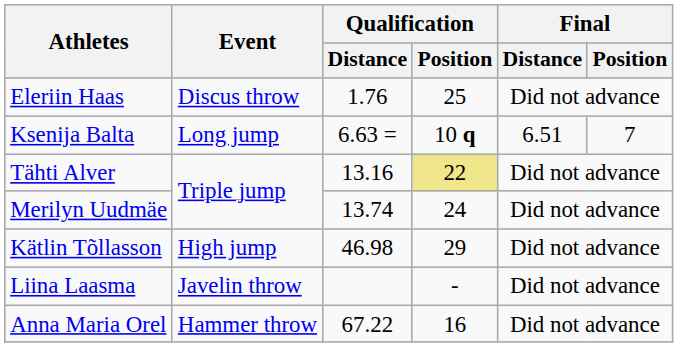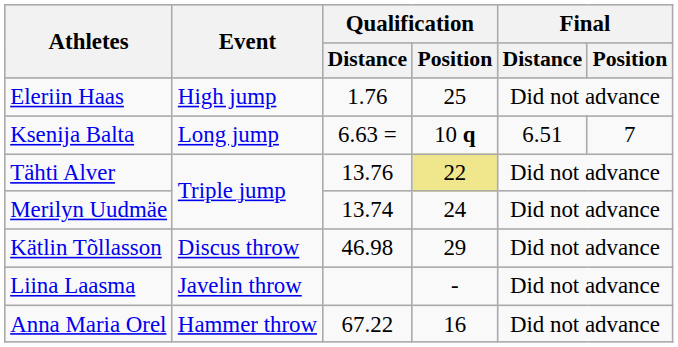(239, 97) Discus throw -> (227, 97) High jump
(367, 172) 13.16 -> (367, 172) 13.76
(227, 248) High jump -> (239, 248) Discus throw
